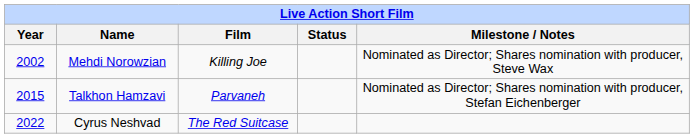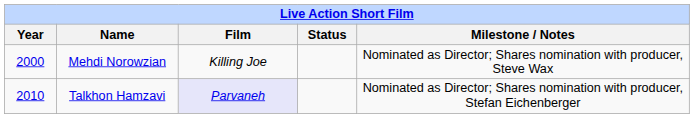(30, 61) 2002 -> (30, 61) 2000
(30, 95) 2015 -> (30, 95) 2010
(238, 95) no background -> (238, 95) lavender background
- row: (117, 123)
